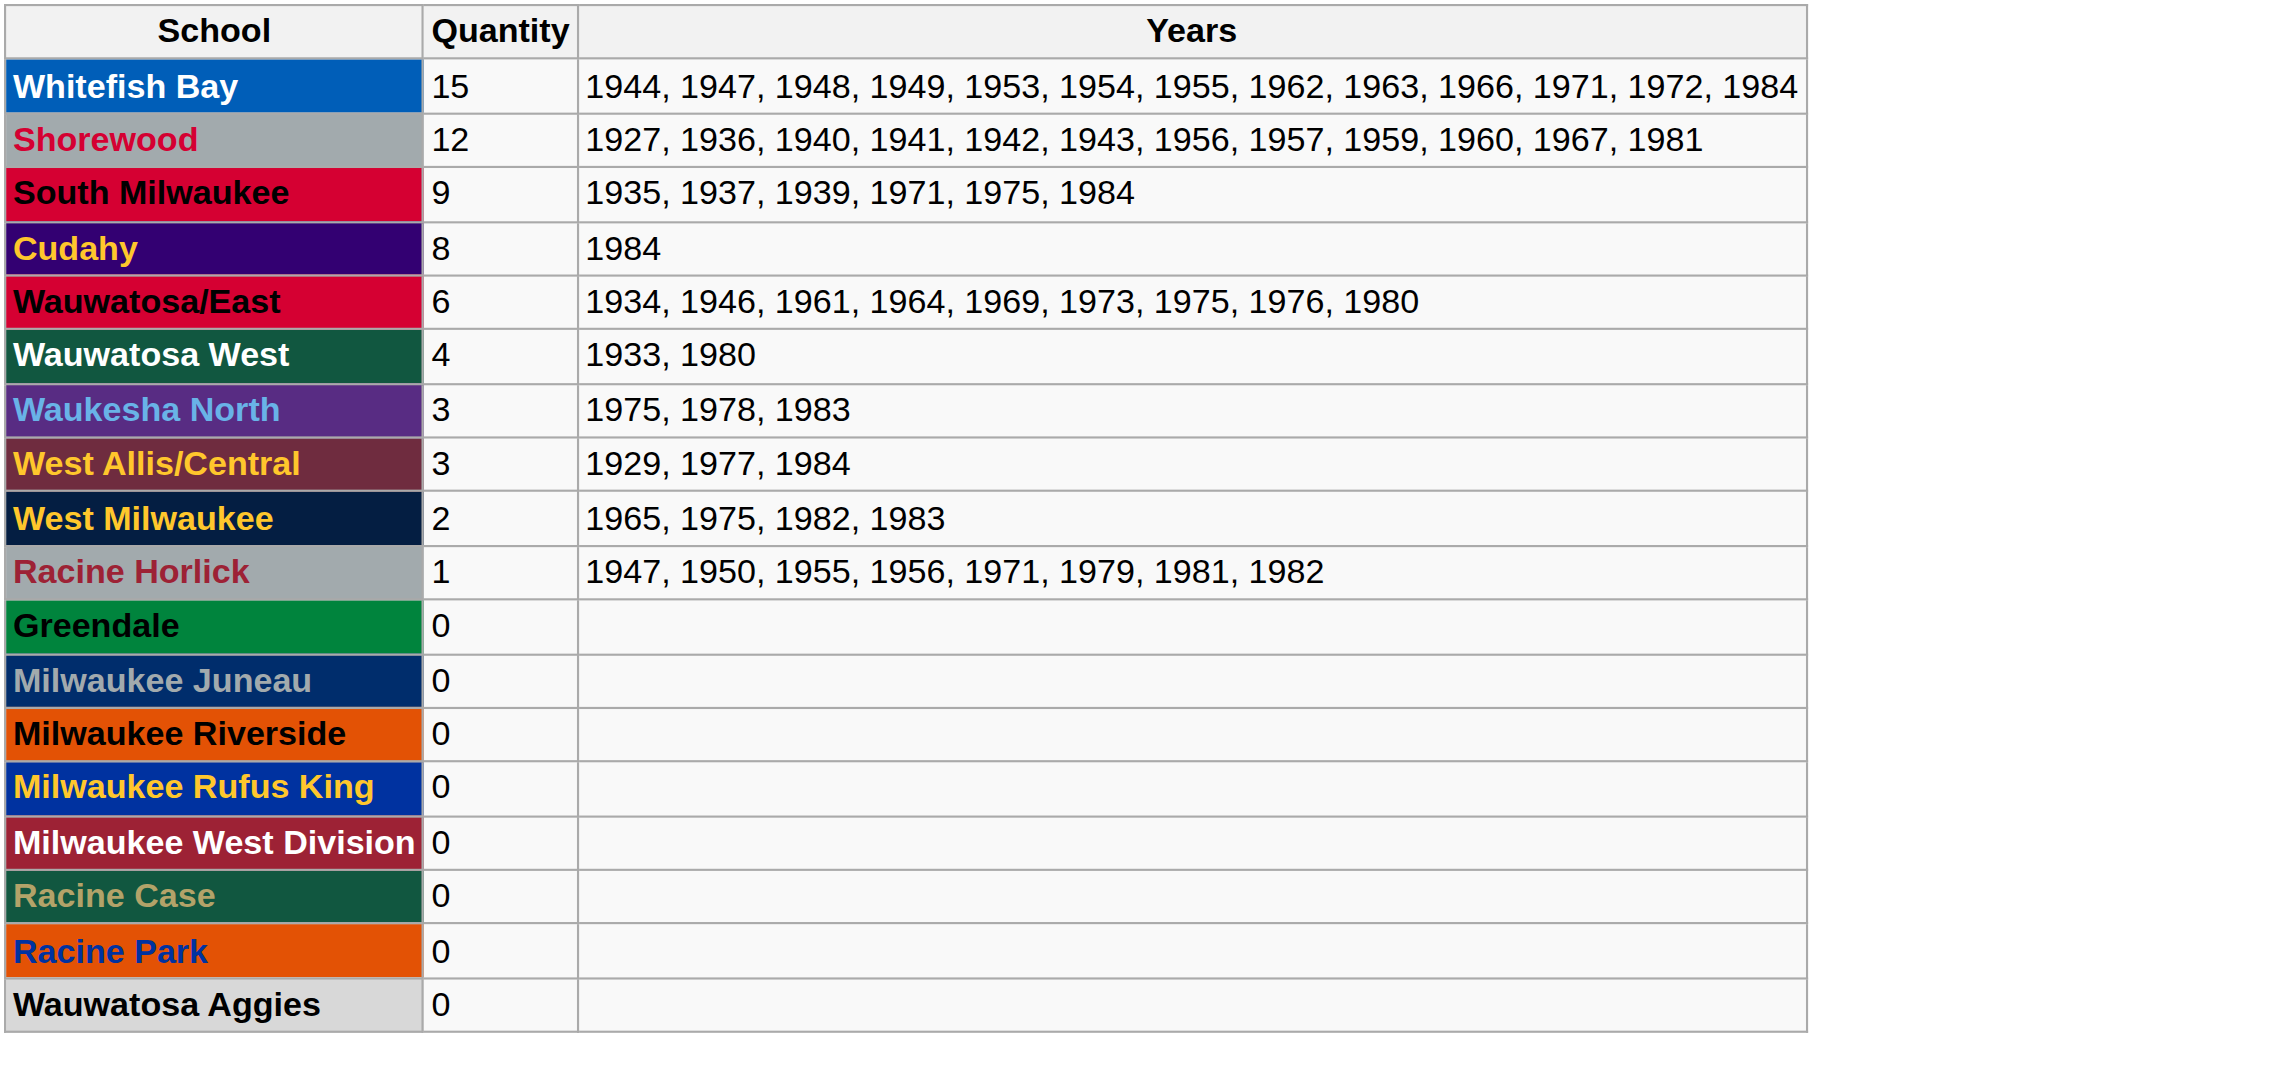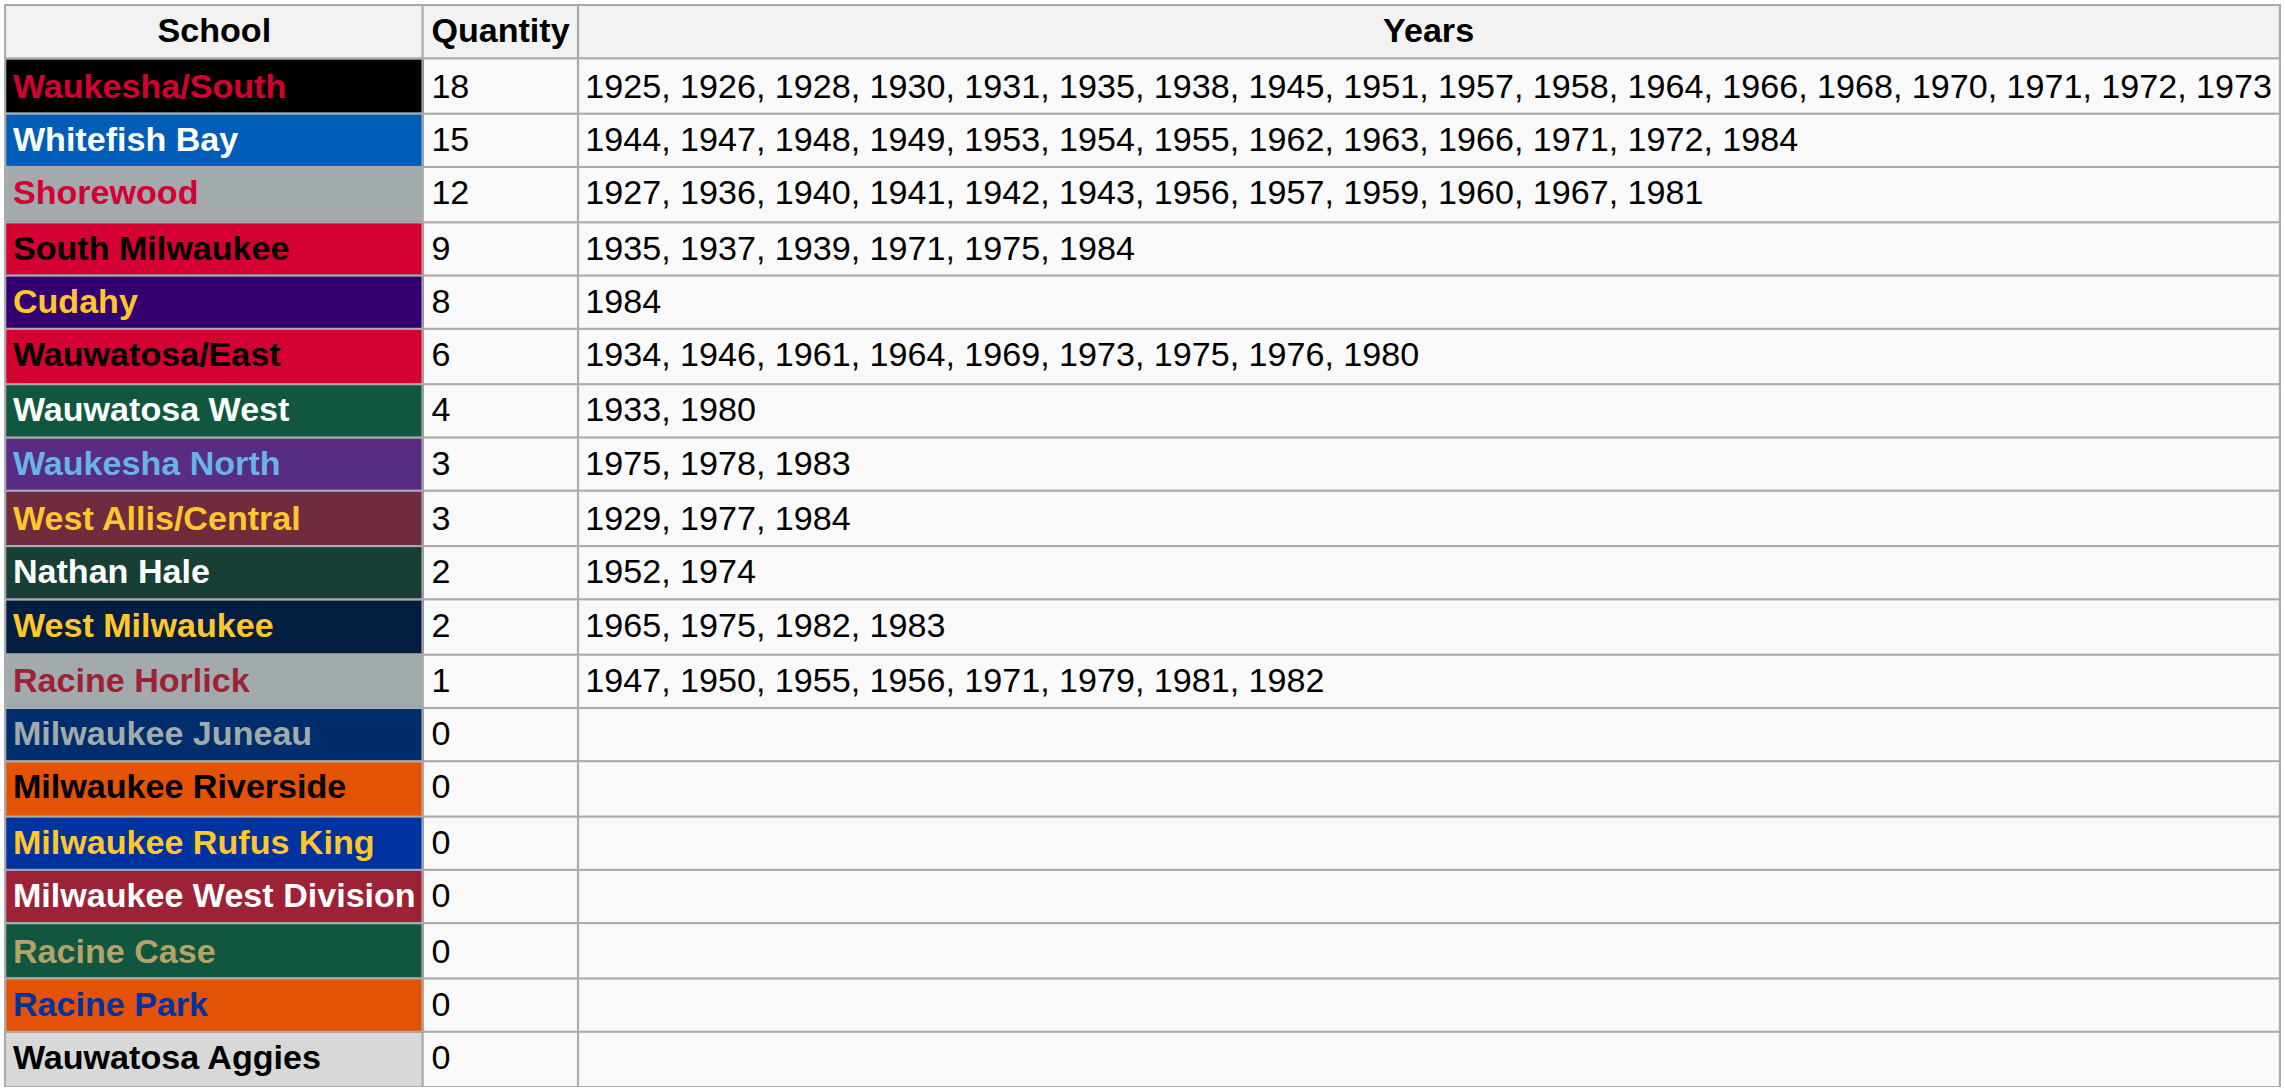+ row: (150, 85)
+ row: (111, 572)
- row: (96, 626)
